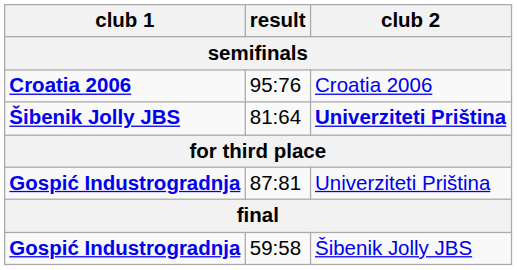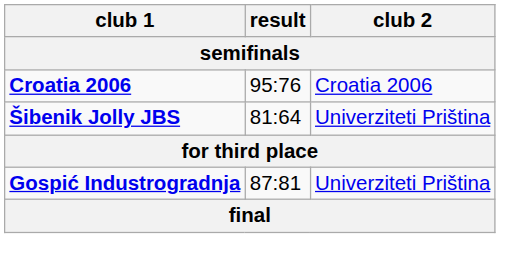(411, 118) bold -> (403, 118) normal
- row: (275, 248)
